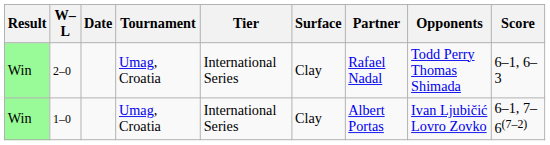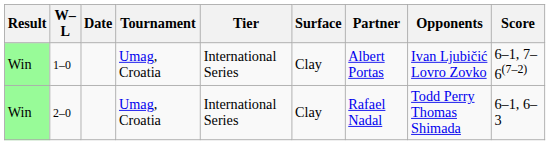rows swapped: (62, 119) <-> (62, 71)
